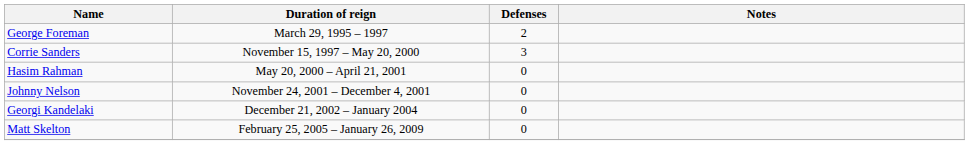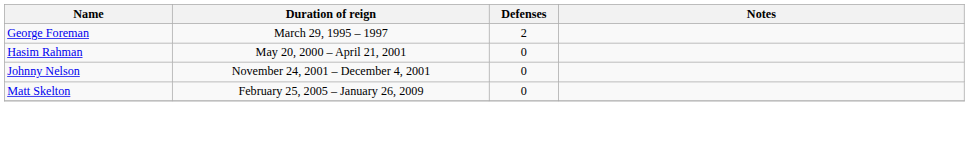- row: (43, 52)
- row: (50, 110)
